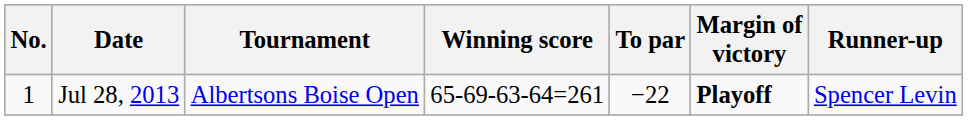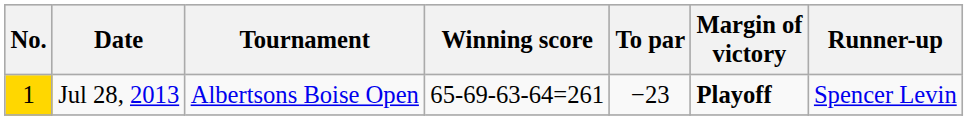(29, 94) no background -> (29, 94) gold background
(650, 94) −22 -> (650, 94) −23
